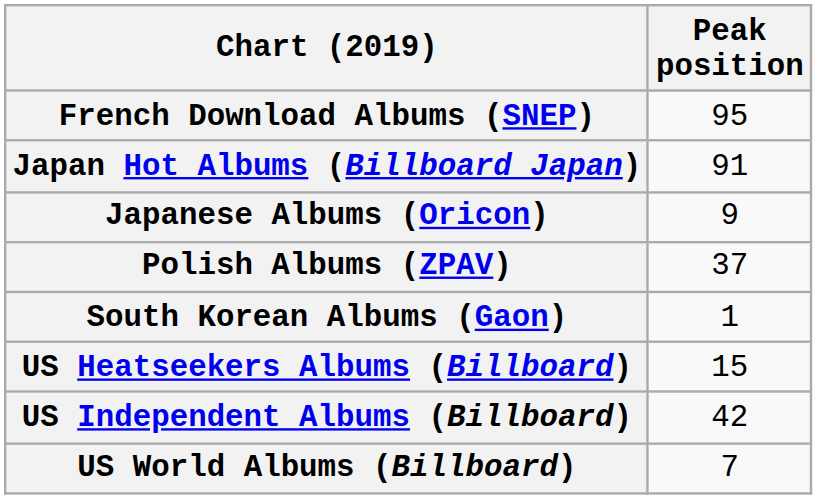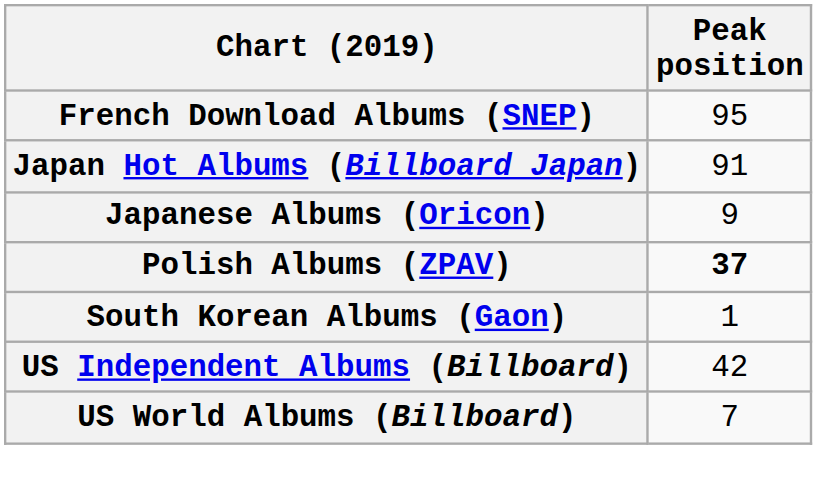(730, 267) normal -> (730, 267) bold
- row: (327, 367)
